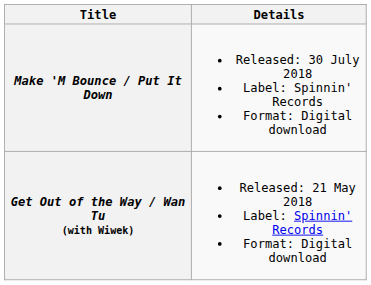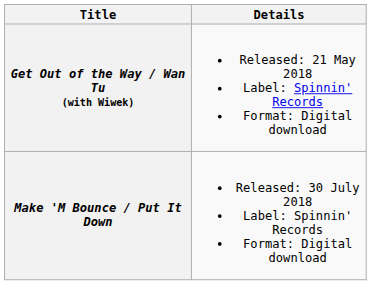rows swapped: (98, 216) <-> (98, 88)
